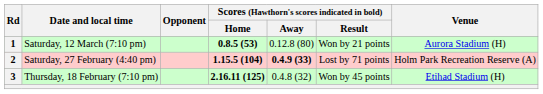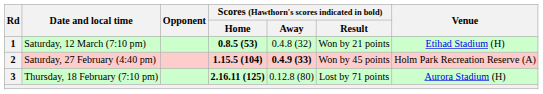(292, 44) 0.12.8 (80) -> (292, 44) 0.4.8 (32)
(465, 44) Aurora Stadium (H) -> (465, 44) Etihad Stadium (H)
(354, 60) Lost by 71 points -> (354, 60) Won by 45 points
(292, 76) 0.4.8 (32) -> (292, 76) 0.12.8 (80)
(354, 76) Won by 45 points -> (354, 76) Lost by 71 points
(465, 76) Etihad Stadium (H) -> (465, 76) Aurora Stadium (H)
